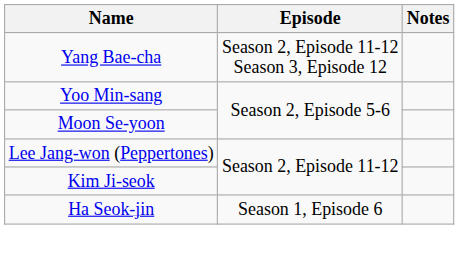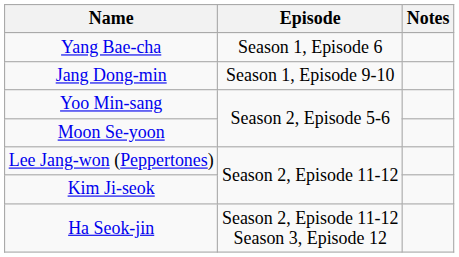(310, 57) Season 2, Episode 11-12 Season 3, Episode 12 -> (310, 47) Season 1, Episode 6
+ row: (111, 75)
(310, 209) Season 1, Episode 6 -> (310, 227) Season 2, Episode 11-12 Season 3, Episode 12
